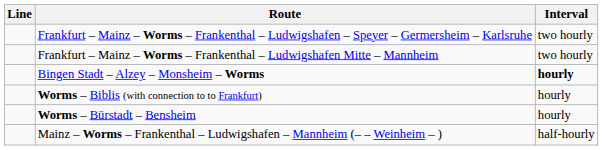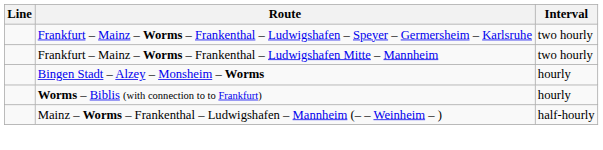(556, 74) bold -> (554, 74) normal
- row: (117, 114)
